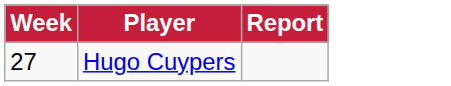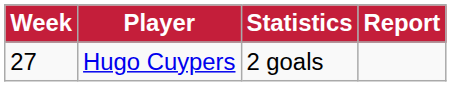+ column: (299, 23)
